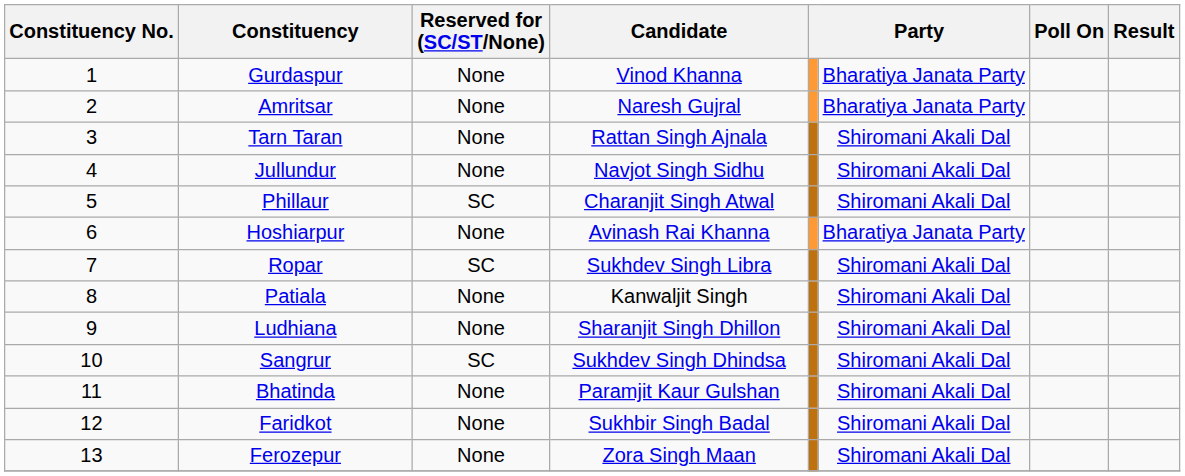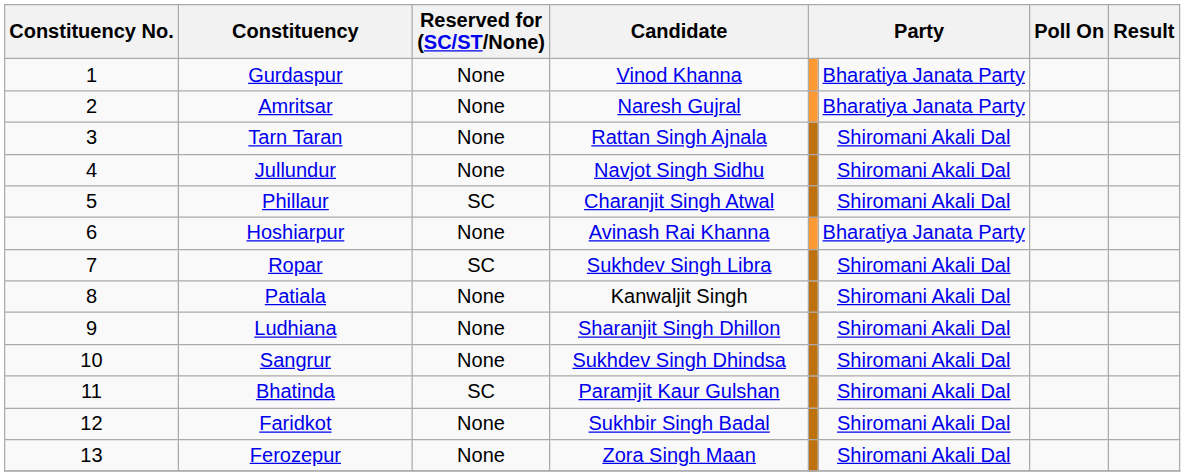(481, 360) SC -> (481, 360) None
(481, 391) None -> (481, 391) SC
